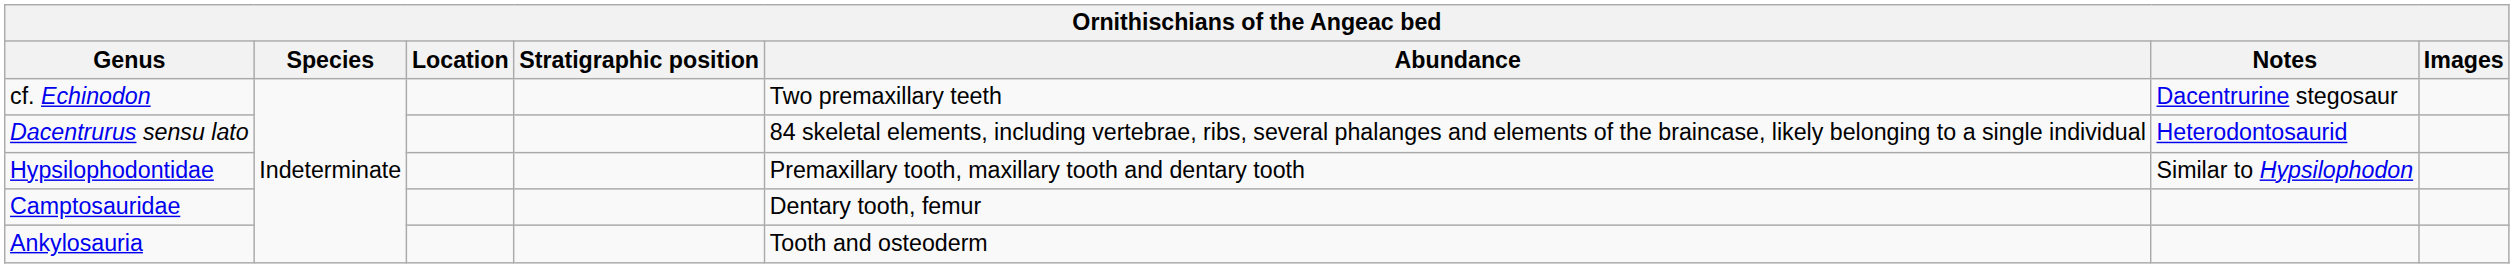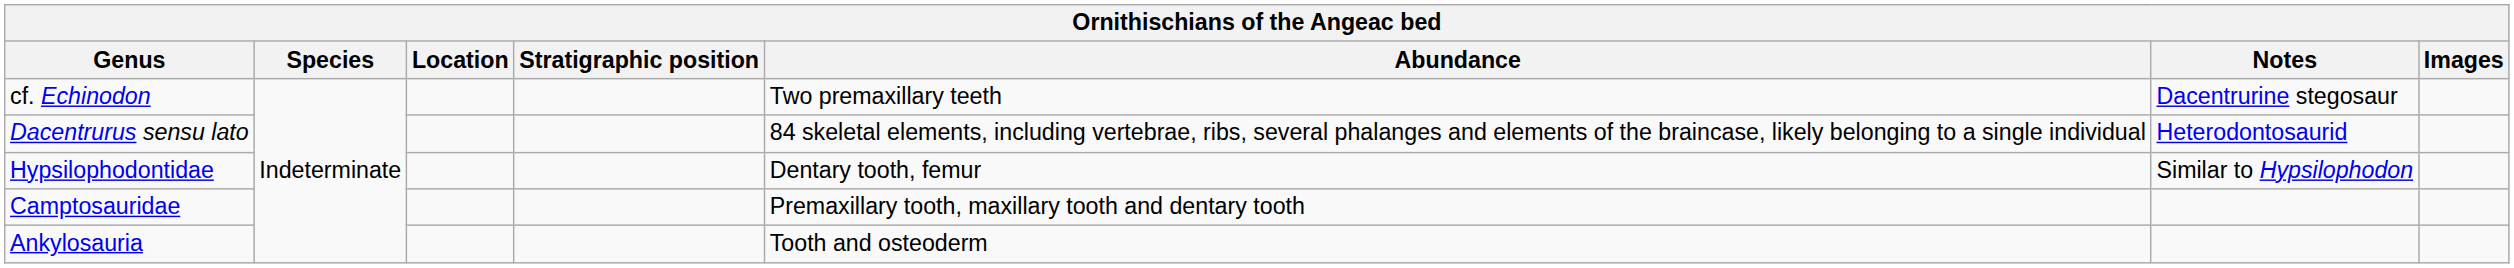(1037, 170) Premaxillary tooth, maxillary tooth and dentary tooth -> (875, 170) Dentary tooth, femur
(875, 206) Dentary tooth, femur -> (1037, 206) Premaxillary tooth, maxillary tooth and dentary tooth
